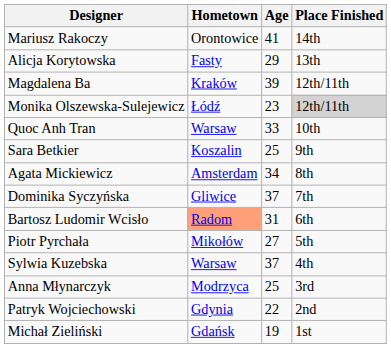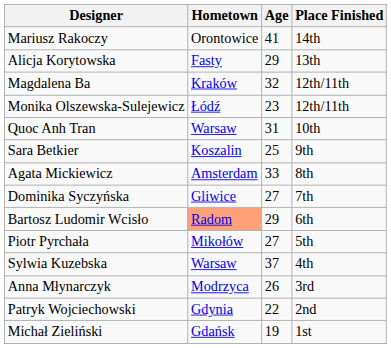(272, 83) 39 -> (272, 83) 32
(322, 106) lightgrey background -> (322, 106) no background
(272, 128) 33 -> (272, 128) 31
(272, 173) 34 -> (272, 173) 33
(272, 196) 37 -> (272, 196) 27
(272, 219) 31 -> (272, 219) 29
(272, 286) 25 -> (272, 286) 26
